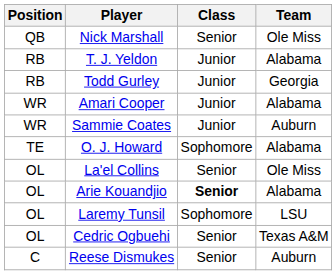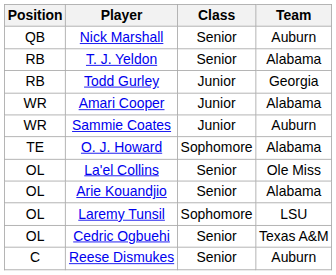(294, 37) Ole Miss -> (294, 37) Auburn
(217, 59) Junior -> (217, 59) Senior
(217, 192) bold -> (217, 192) normal
